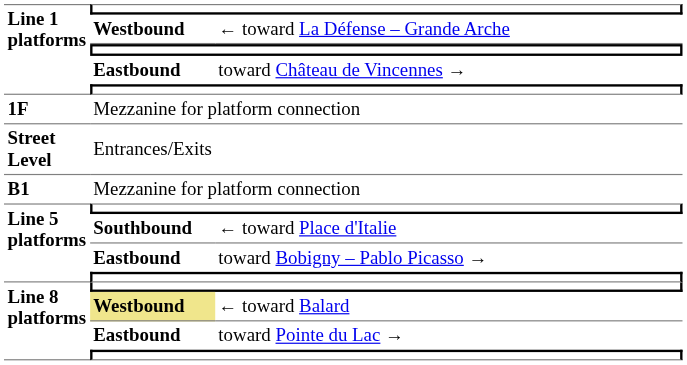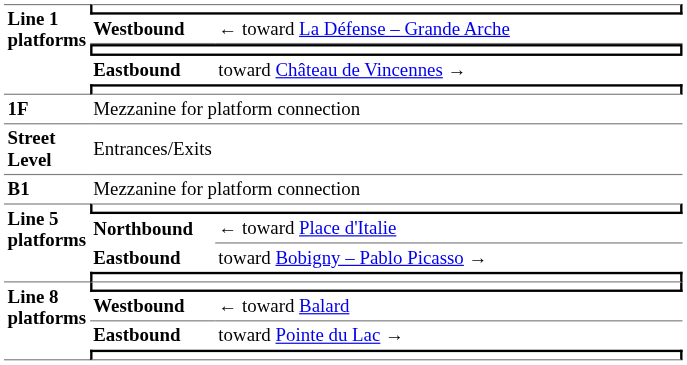(143, 228) Southbound -> (143, 228) Northbound
(139, 305) khaki background -> (139, 305) no background
